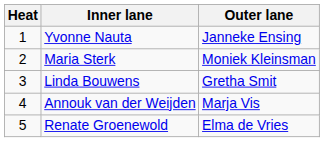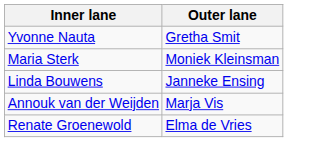- column: (23, 15)
(252, 37) Janneke Ensing -> (203, 37) Gretha Smit
(239, 81) Gretha Smit -> (215, 81) Janneke Ensing
